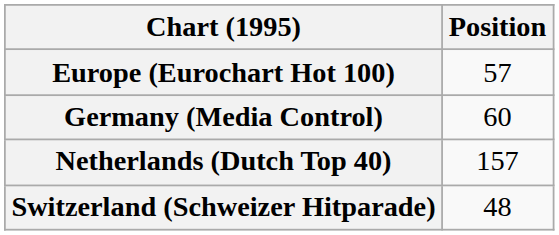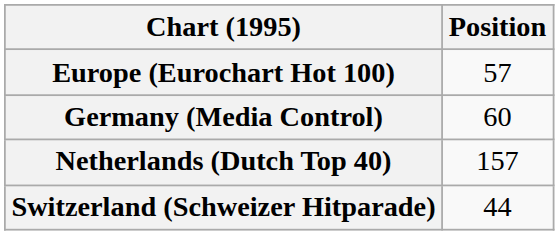(497, 206) 48 -> (497, 206) 44
